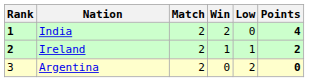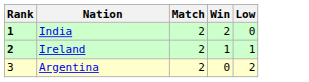- column: (281, 13)
